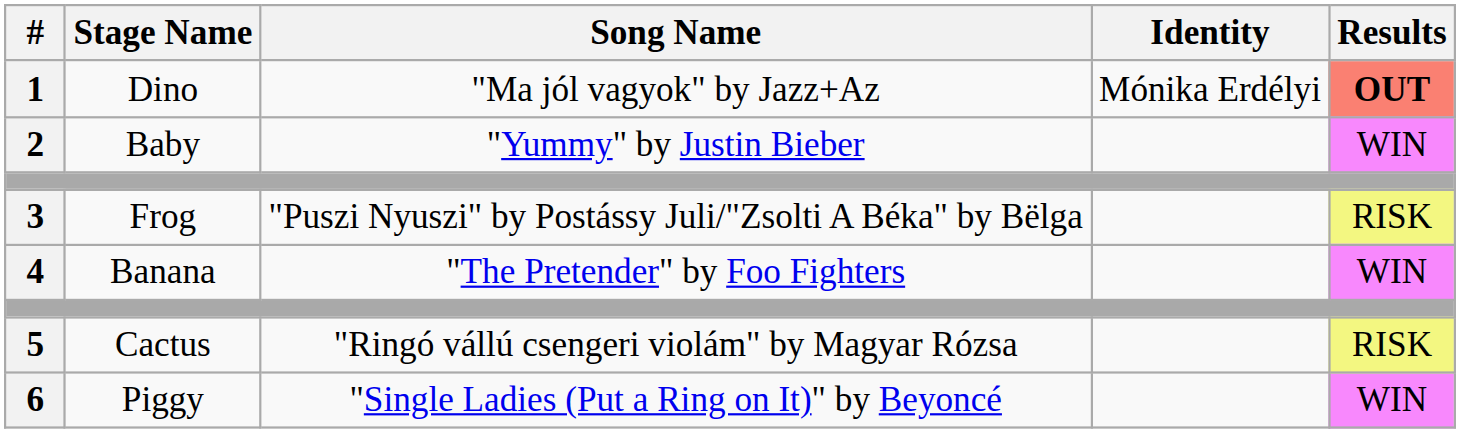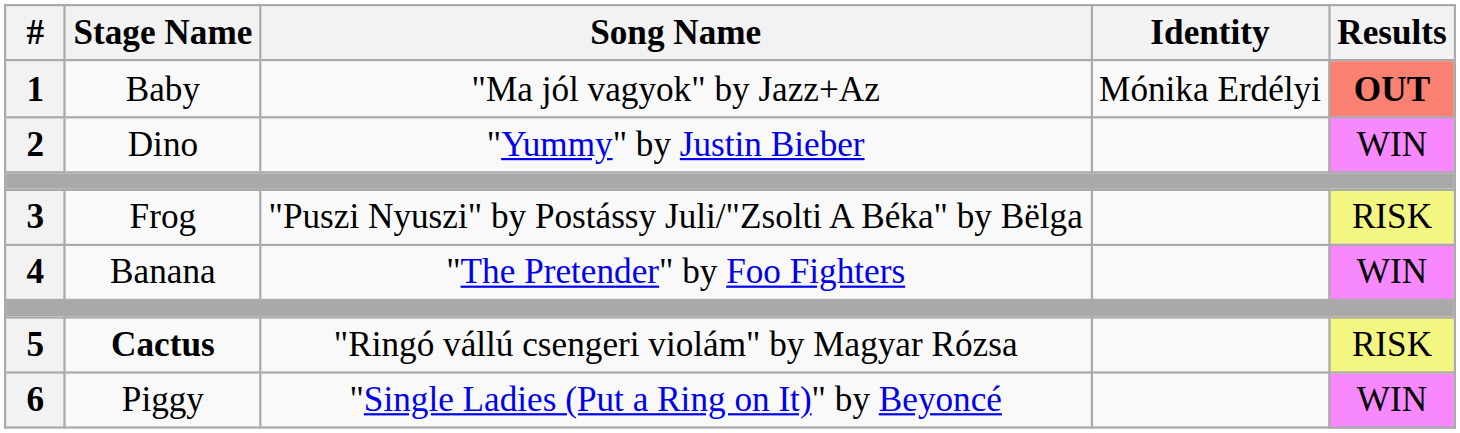(163, 88) Dino -> (163, 88) Baby
(163, 144) Baby -> (163, 144) Dino
(163, 343) normal -> (163, 343) bold
